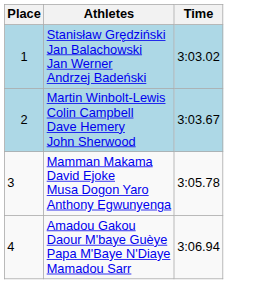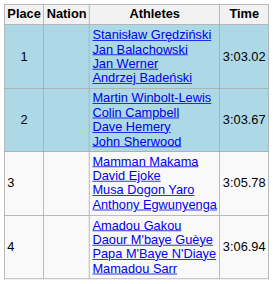+ column: (67, 14)
